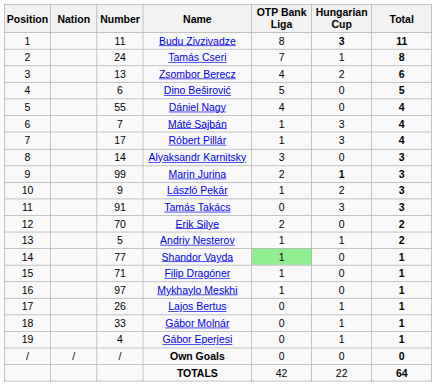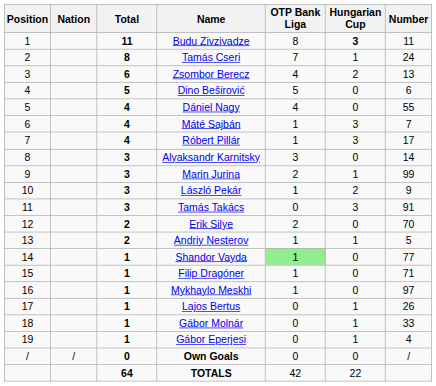columns swapped: (120, 19) <-> (402, 19)
(342, 174) bold -> (355, 174) normal
